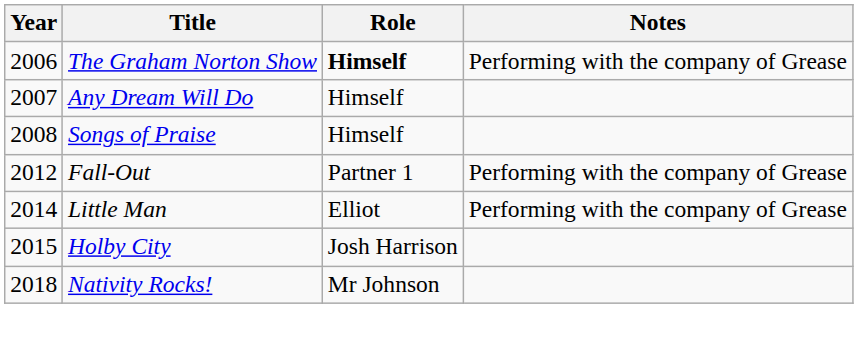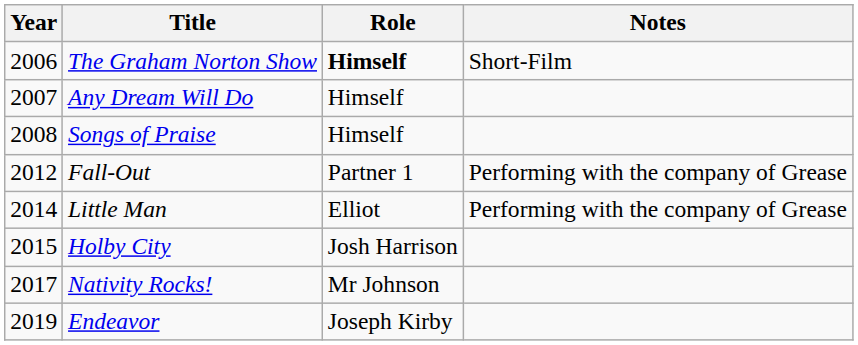(658, 60) Performing with the company of Grease -> (520, 60) Short-Film
(34, 284) 2018 -> (34, 284) 2017
+ row: (114, 321)
